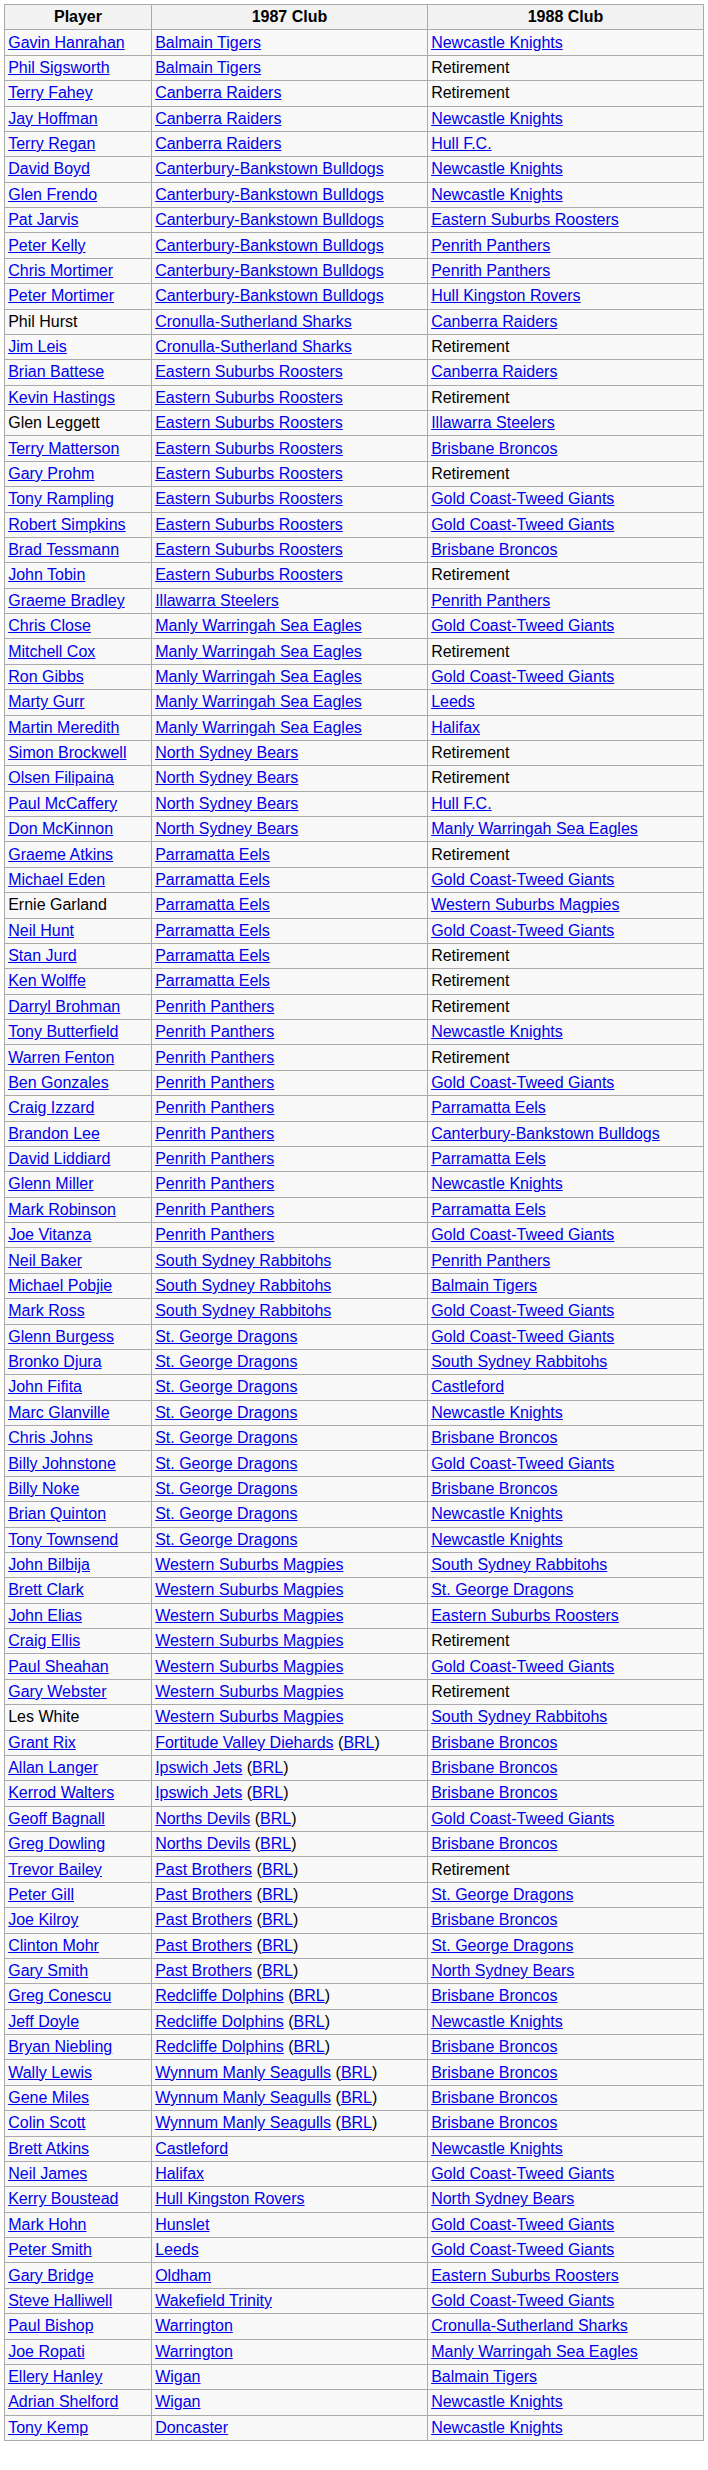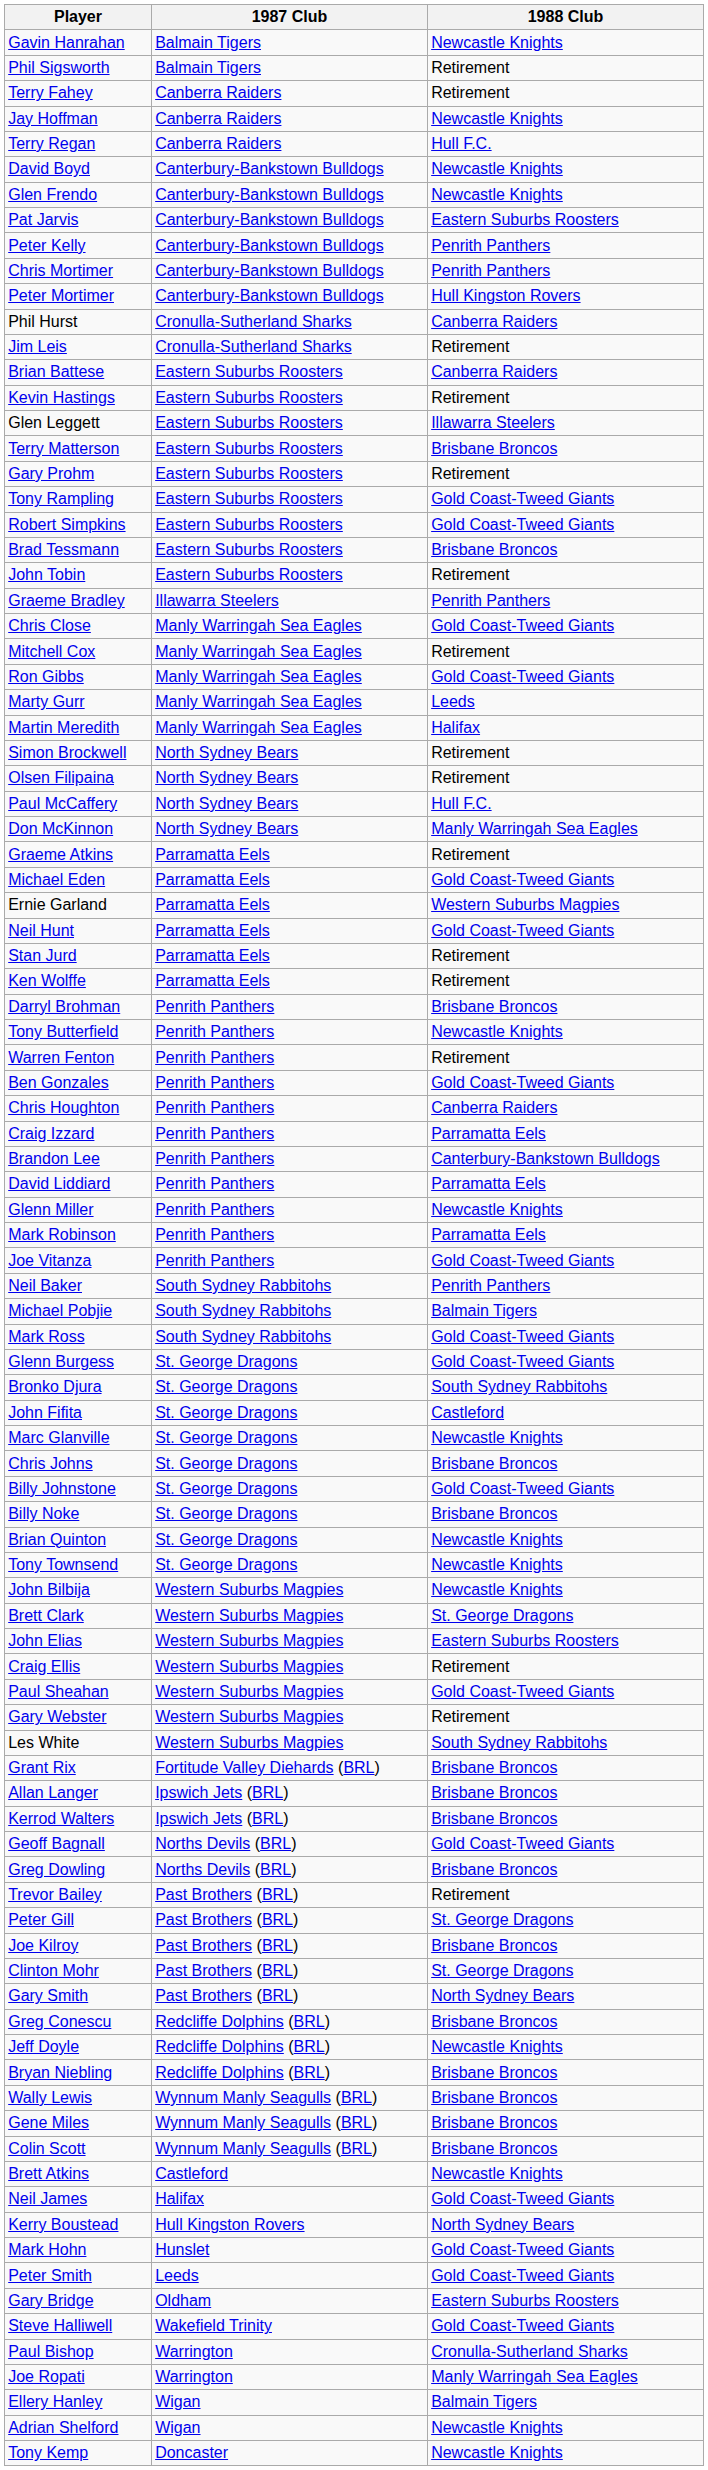(470, 1006) Retirement -> (494, 1006) Brisbane Broncos
+ row: (64, 1108)
(519, 1565) South Sydney Rabbitohs -> (497, 1590) Newcastle Knights
